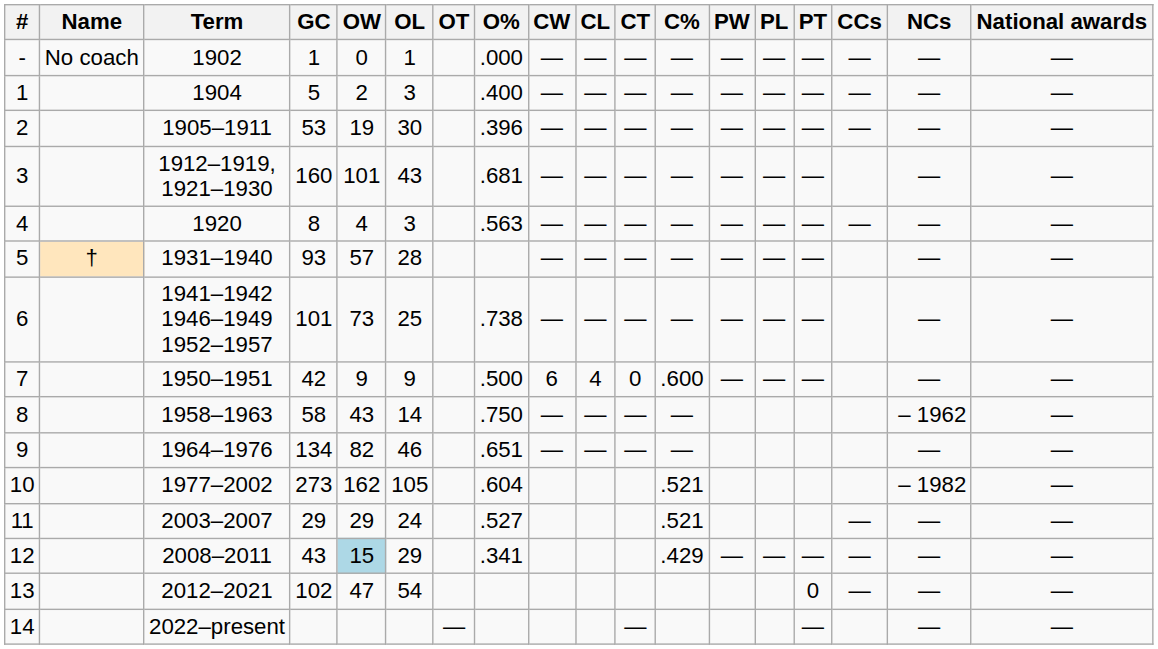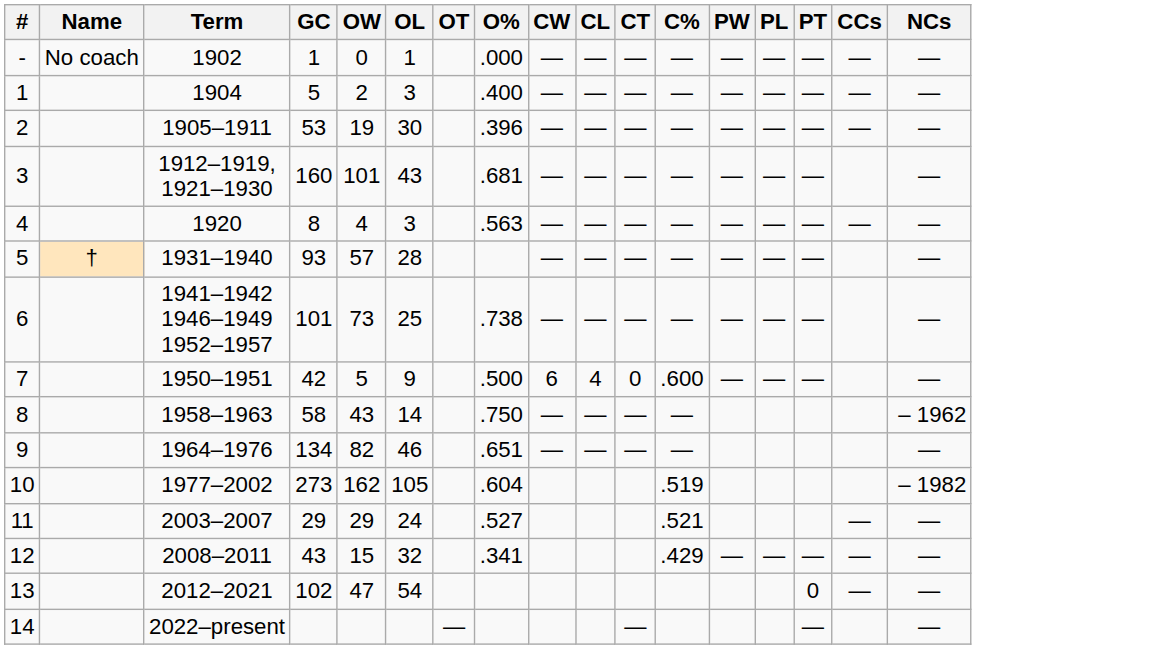- column: (1062, 22)
(362, 379) 9 -> (362, 379) 5
(682, 485) .521 -> (682, 485) .519
(362, 555) lightblue background -> (362, 555) no background
(410, 555) 29 -> (410, 555) 32
